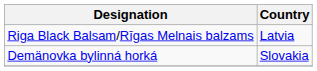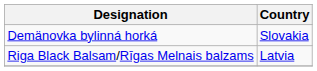rows swapped: (131, 35) <-> (82, 55)
